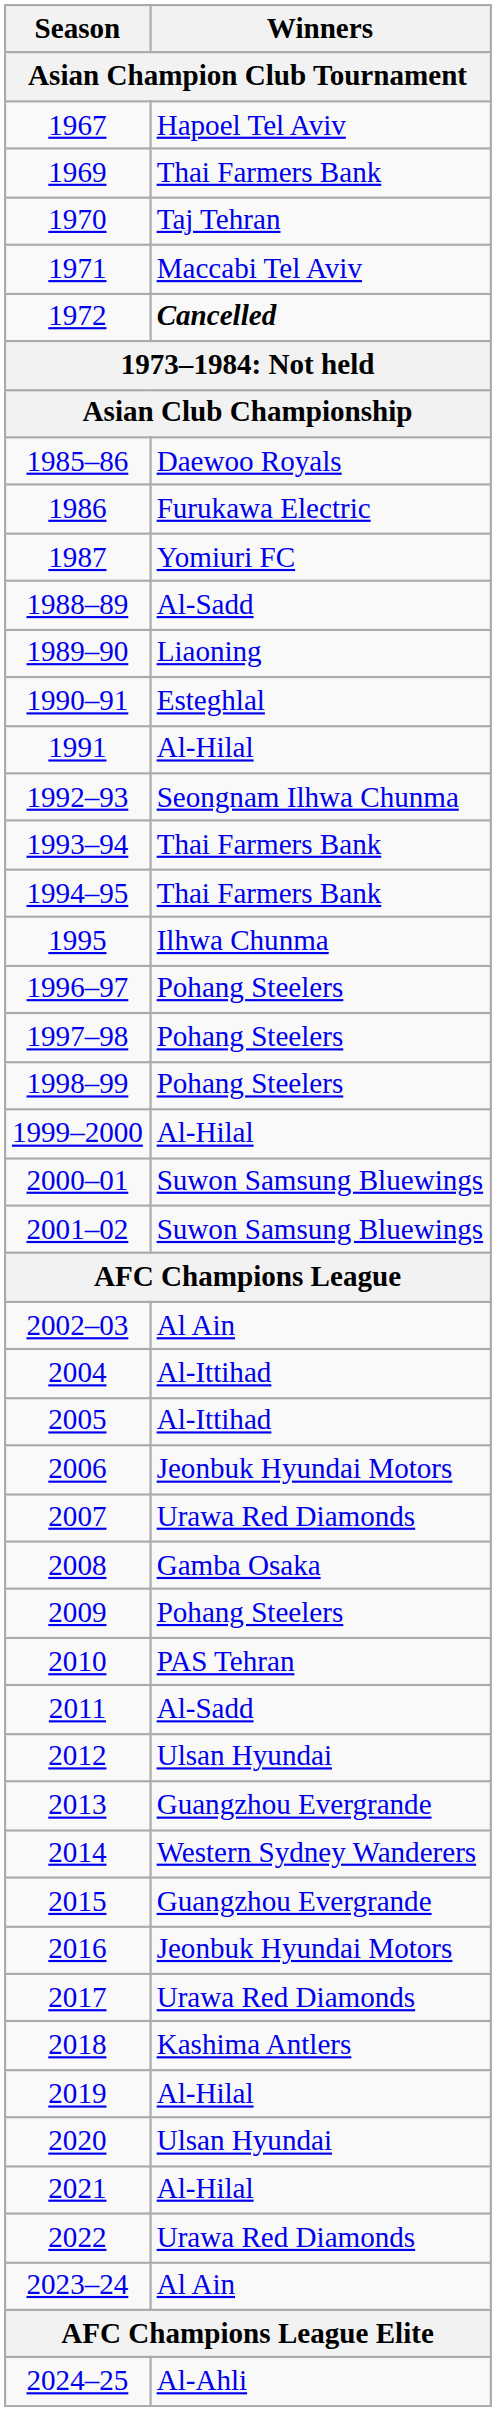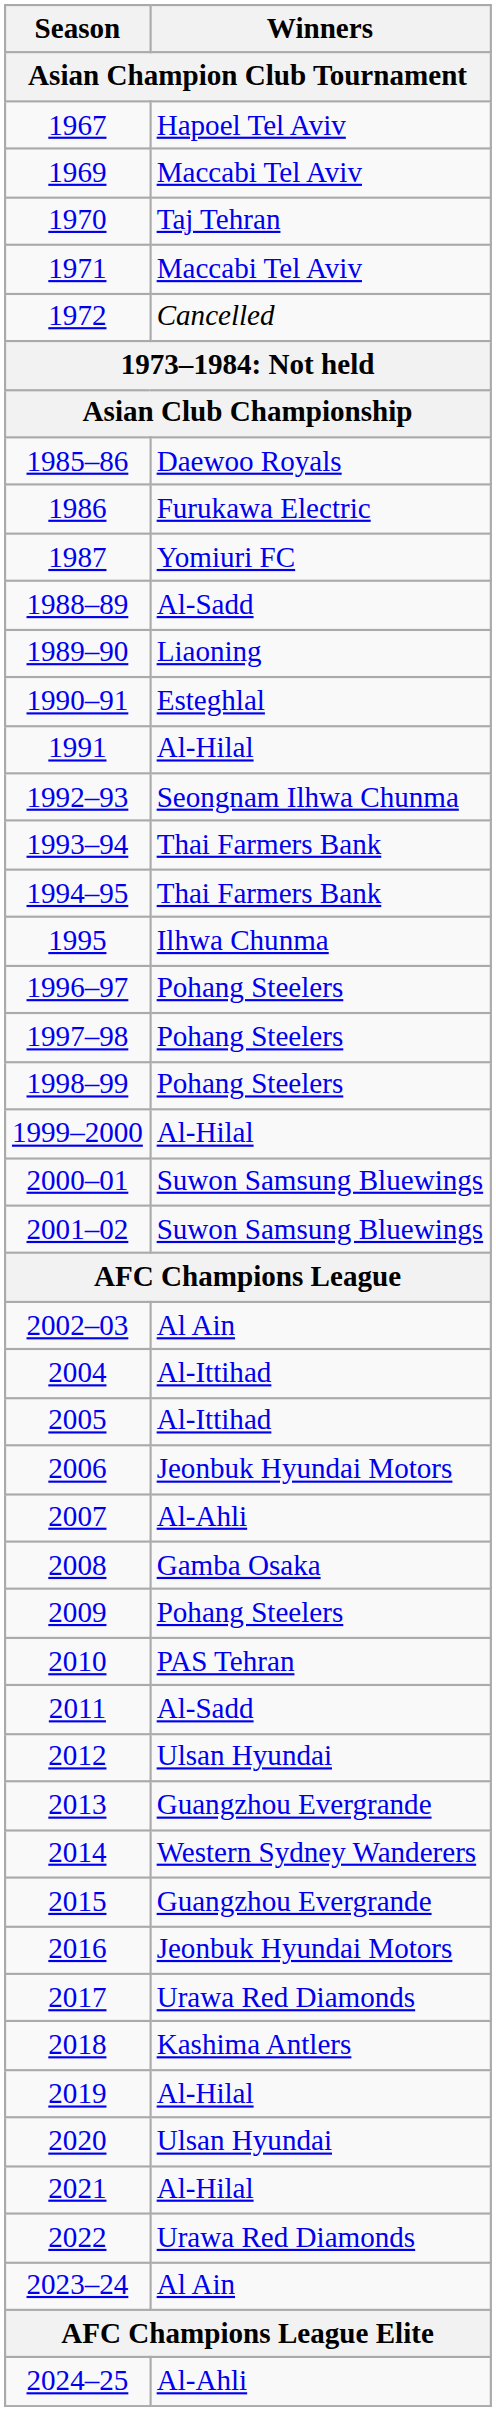(269, 172) Thai Farmers Bank -> (259, 172) Maccabi Tel Aviv
(216, 316) bold -> (216, 316) normal
(286, 1516) Urawa Red Diamonds -> (202, 1516) Al-Ahli
